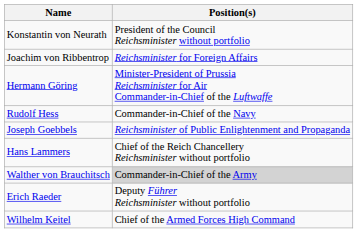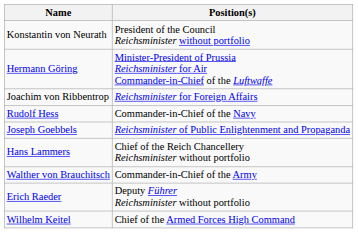rows swapped: (58, 57) <-> (42, 85)
(186, 175) lightgrey background -> (186, 175) no background
